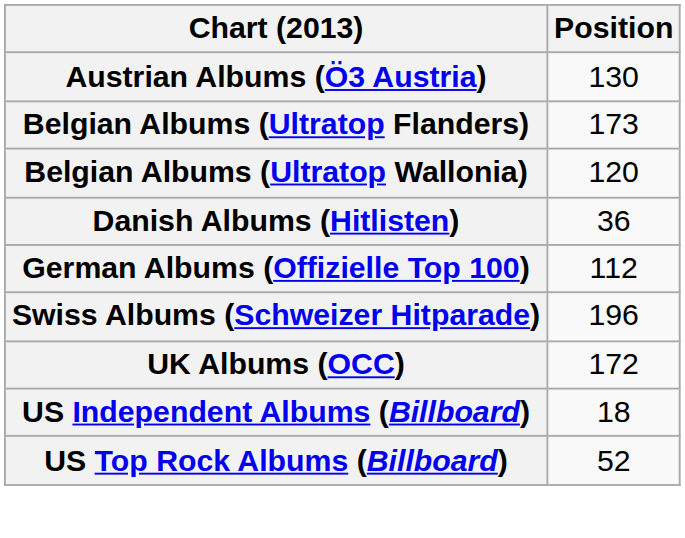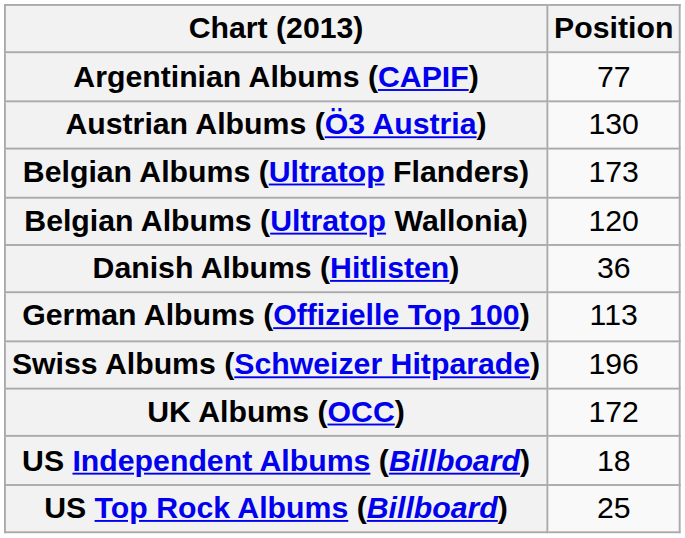+ row: (276, 76)
(614, 268) 112 -> (614, 316) 113
(614, 460) 52 -> (614, 508) 25
